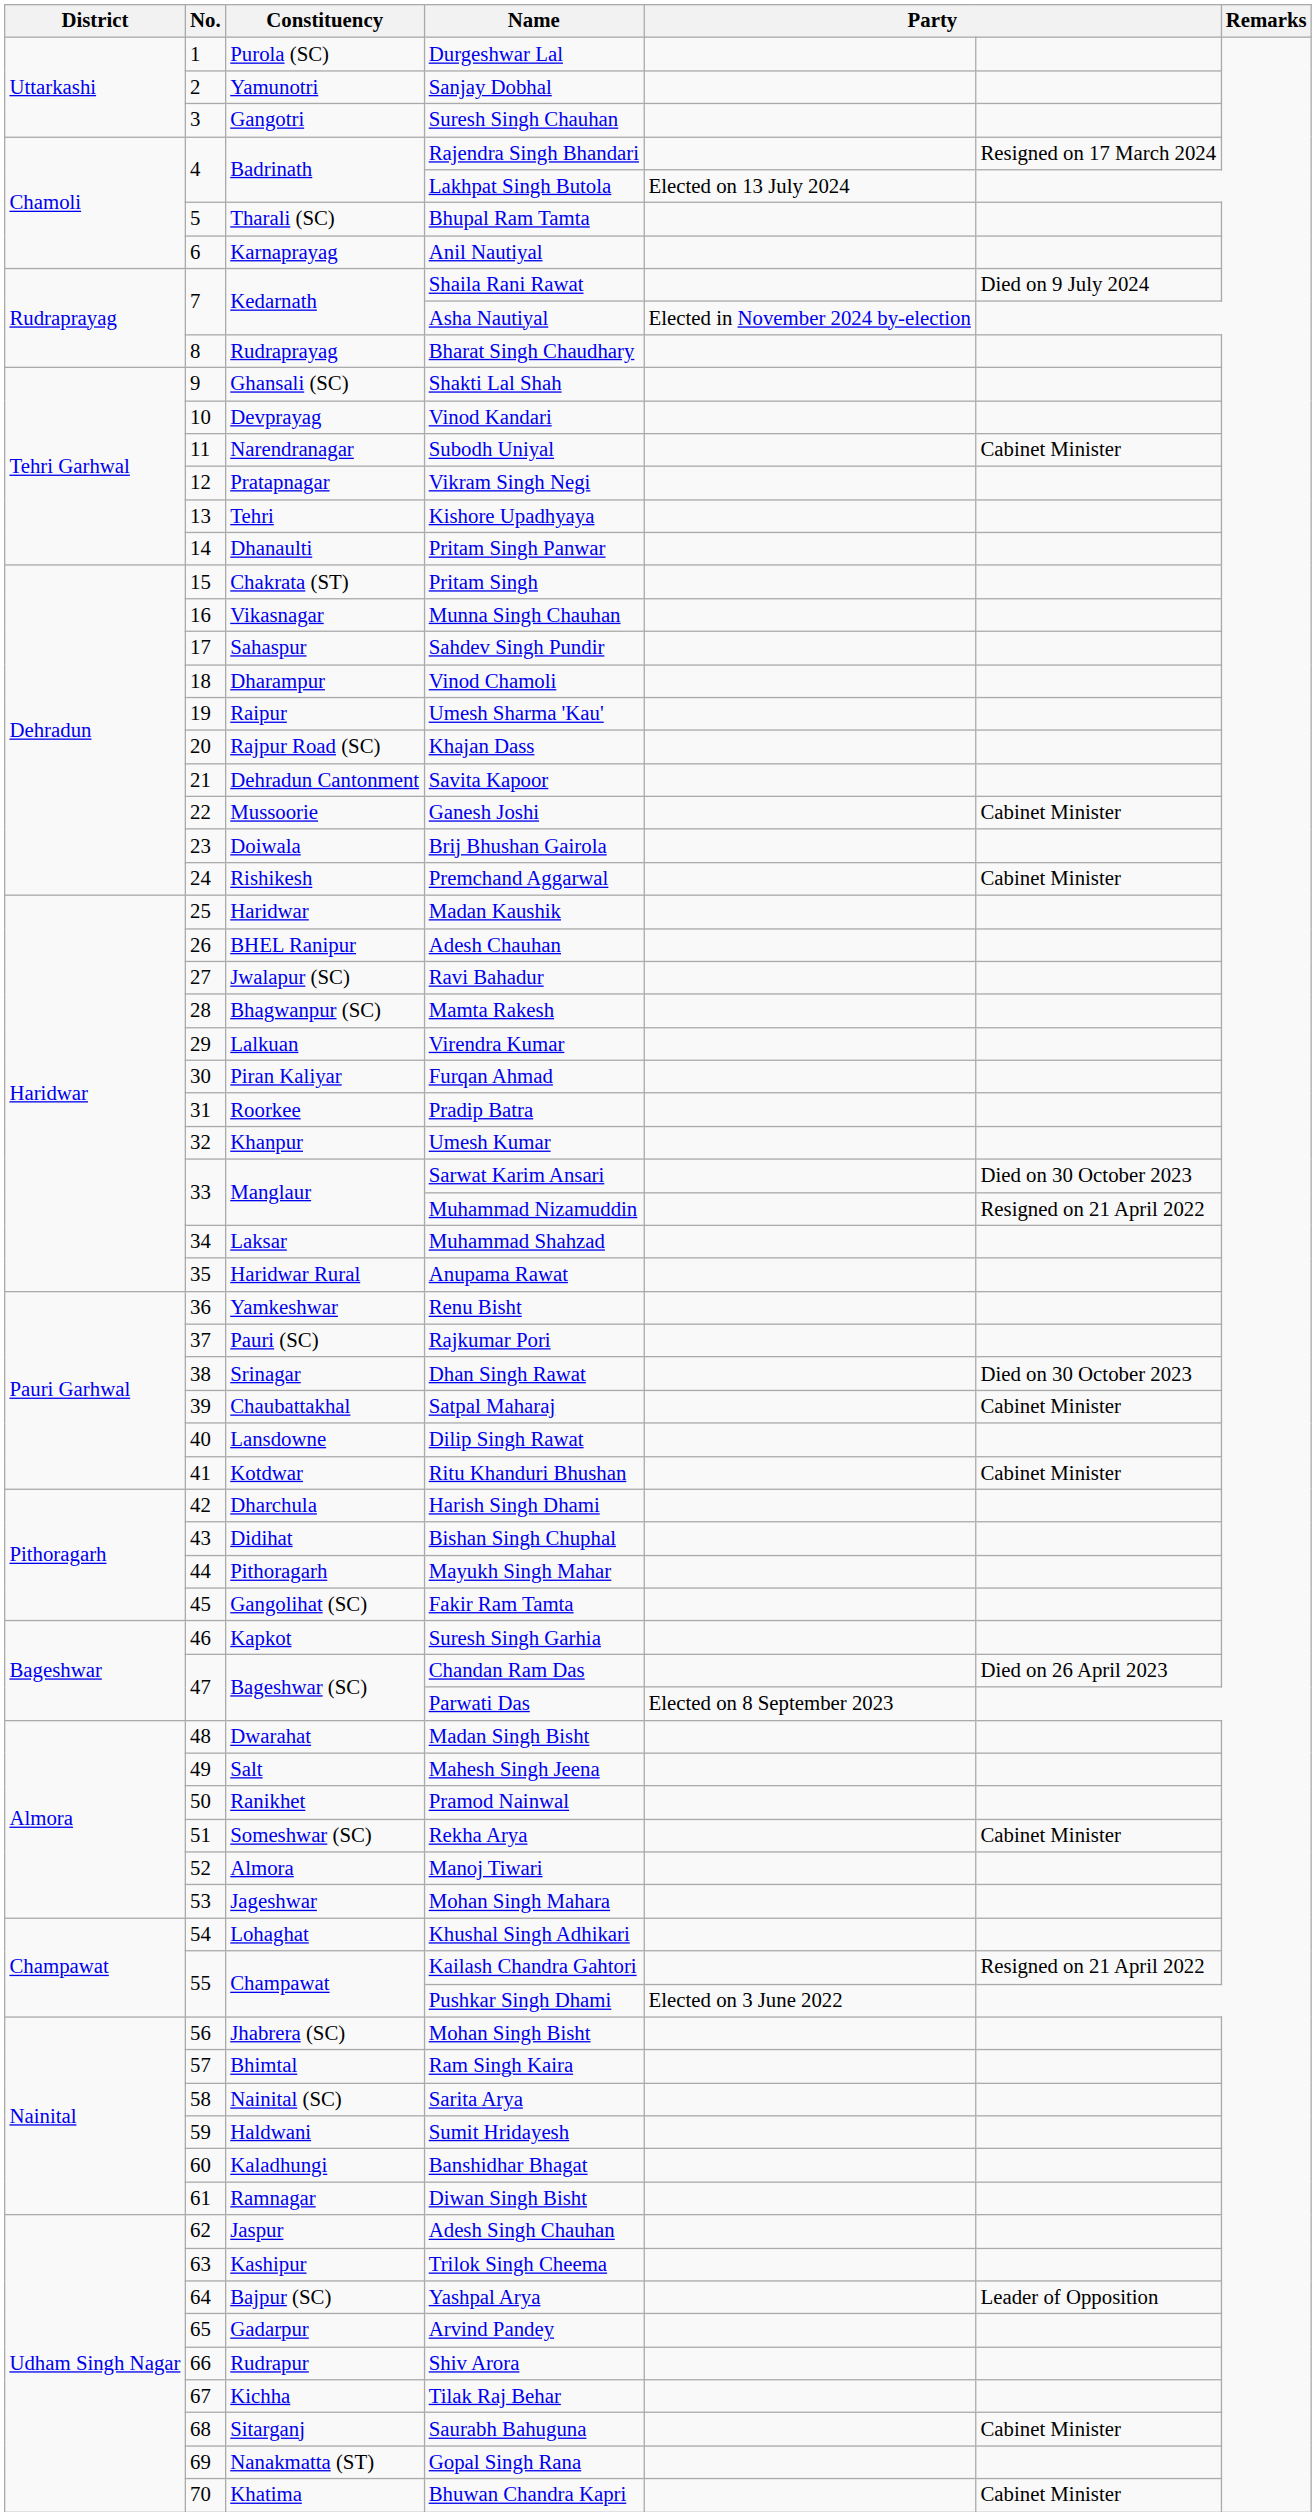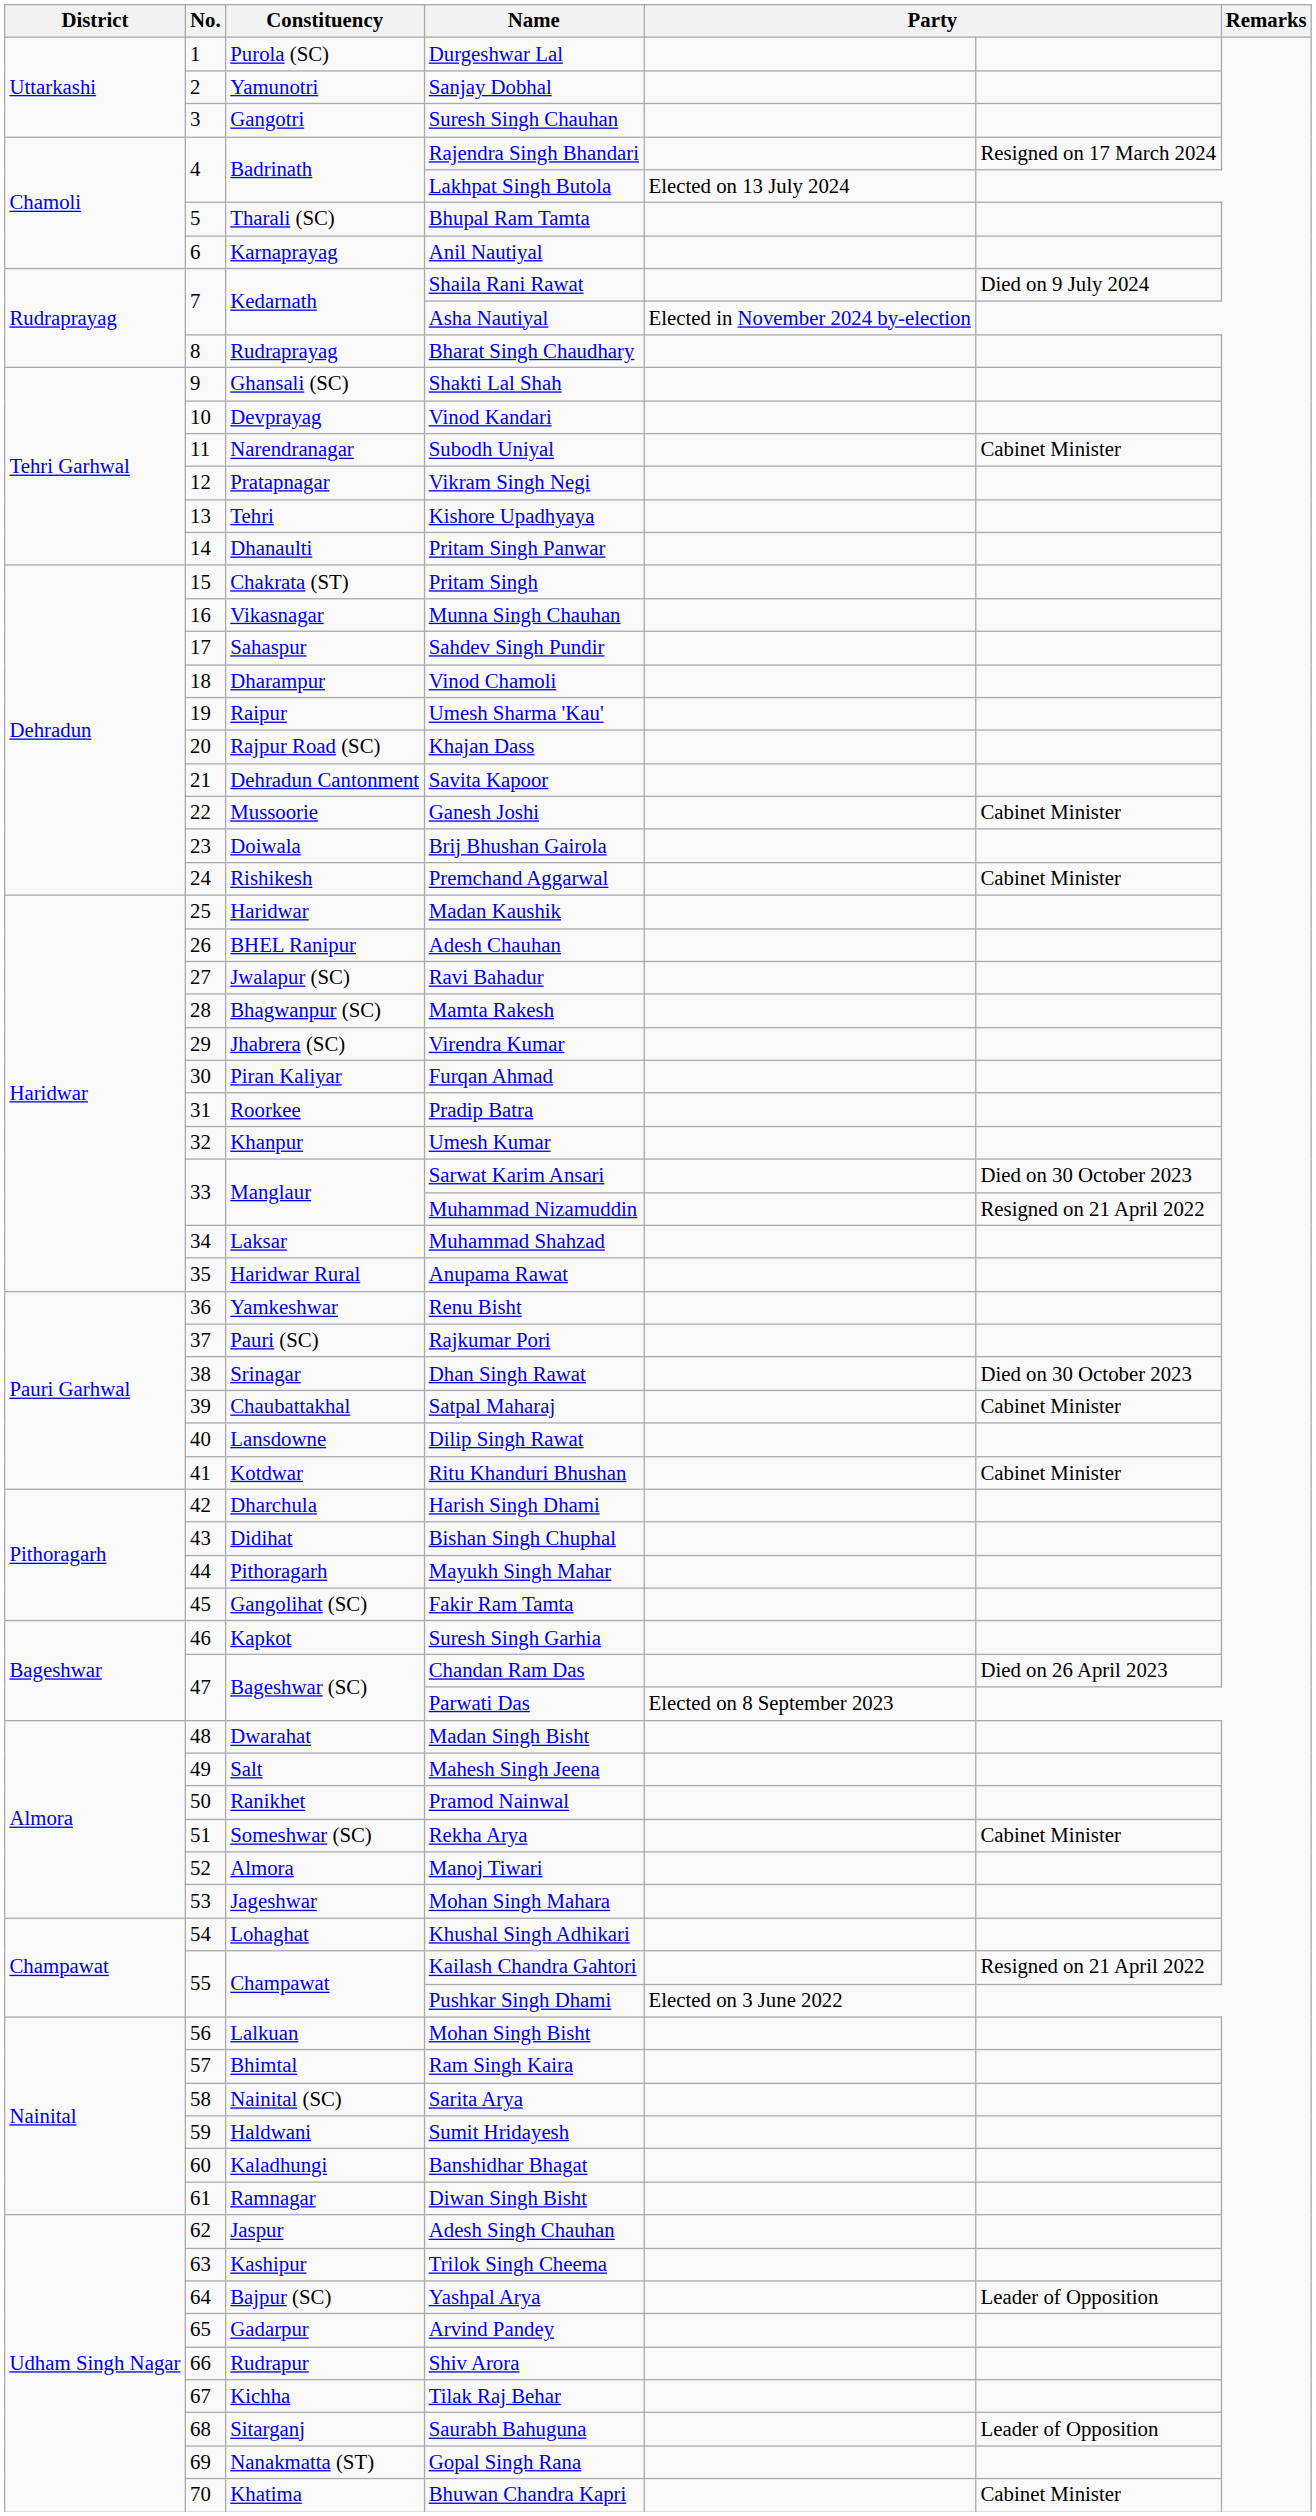(264, 1043) Lalkuan -> (288, 1043) Jhabrera (SC)
(288, 2033) Jhabrera (SC) -> (264, 2033) Lalkuan
(1051, 2429) Cabinet Minister -> (1069, 2429) Leader of Opposition
